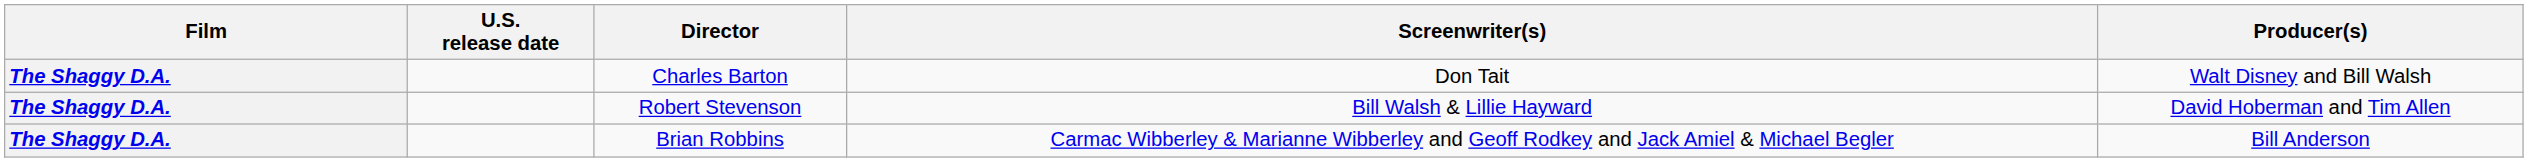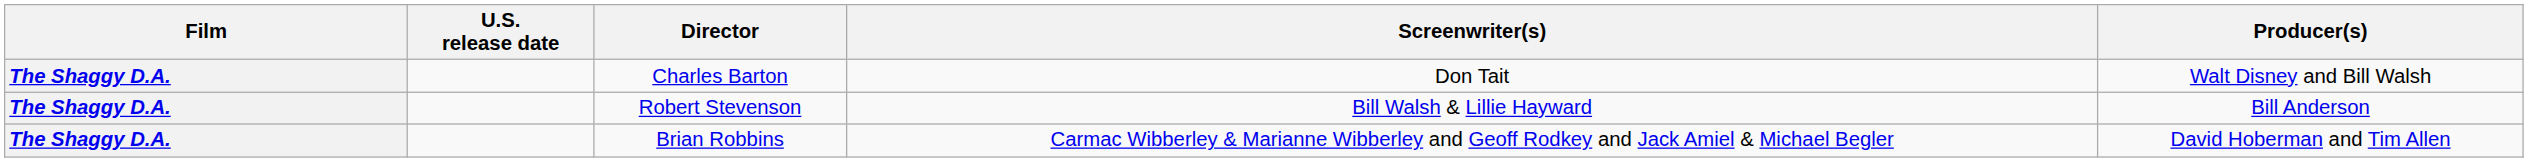(2311, 107) David Hoberman and Tim Allen -> (2311, 107) Bill Anderson
(2311, 140) Bill Anderson -> (2311, 140) David Hoberman and Tim Allen
